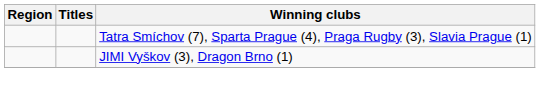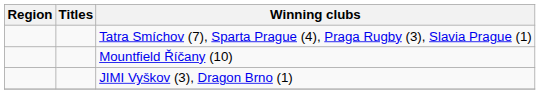+ row: (166, 57)
